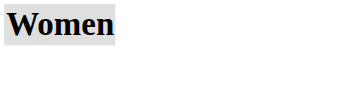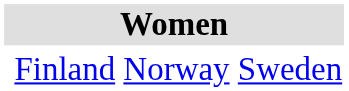+ row: (65, 69)
